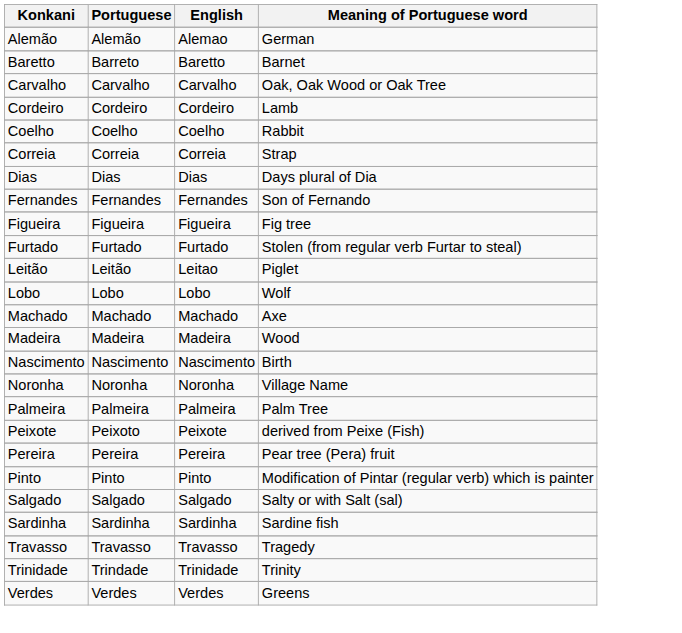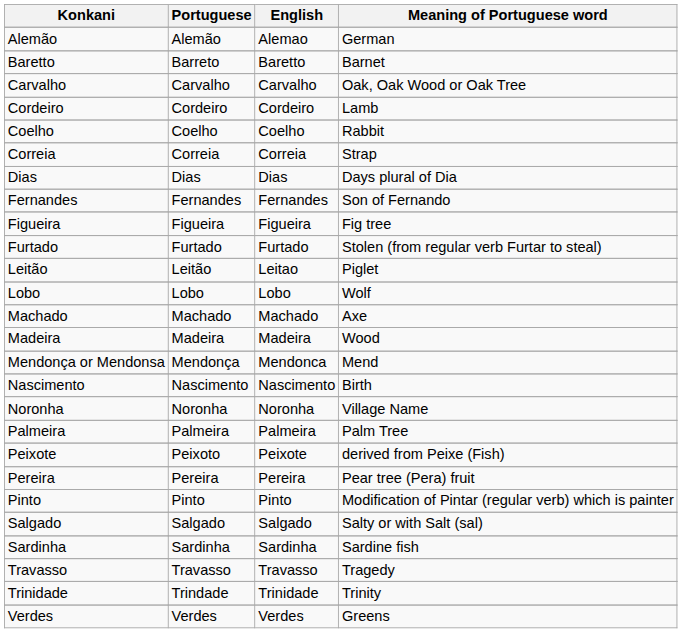+ row: (86, 362)
